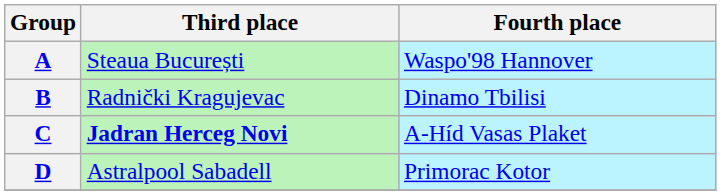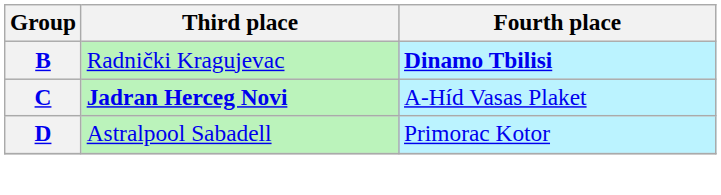- row: (43, 60)
(475, 97) normal -> (478, 60) bold
